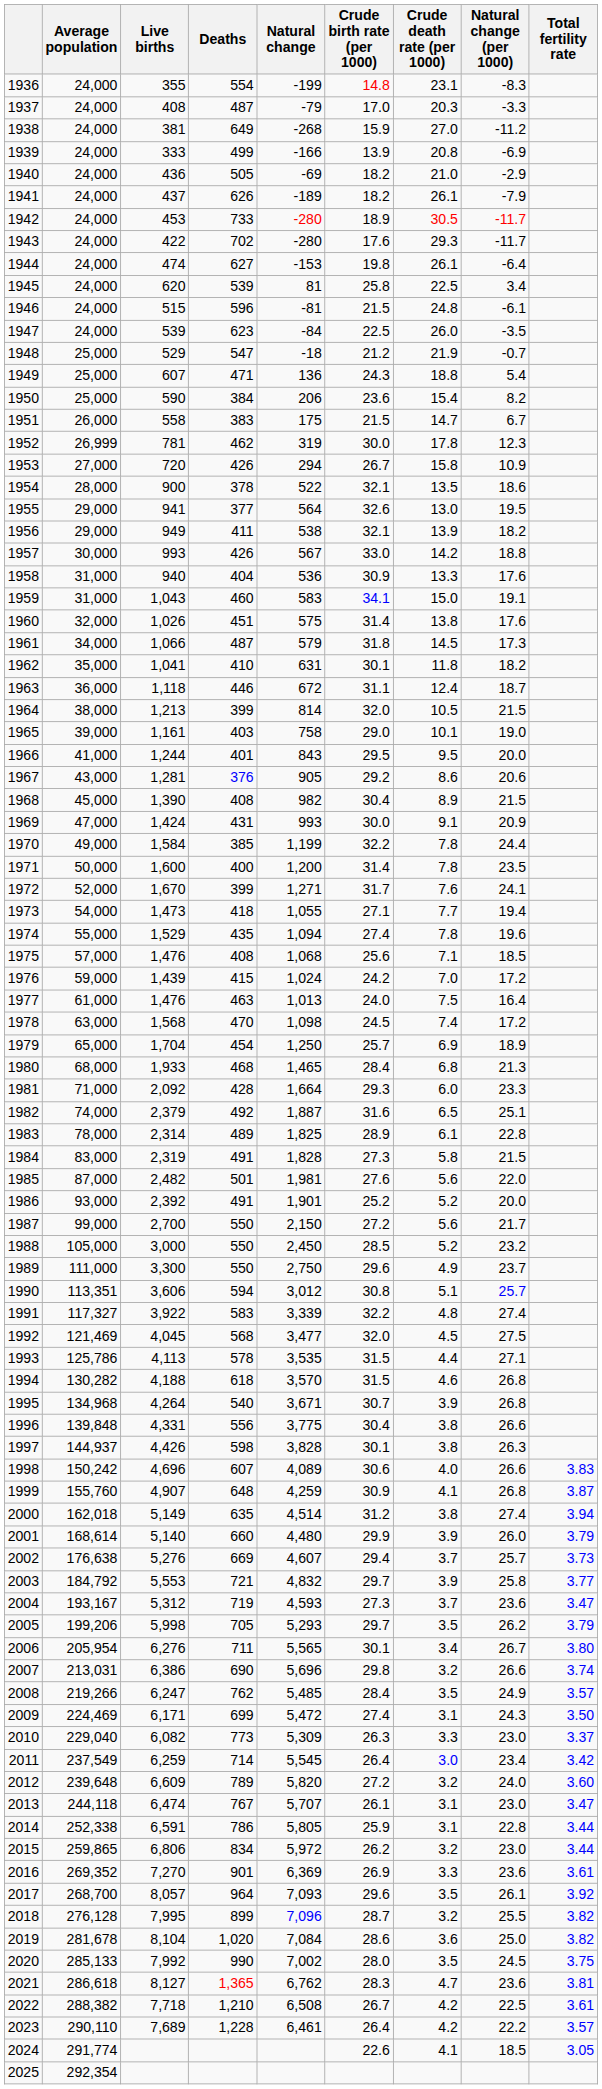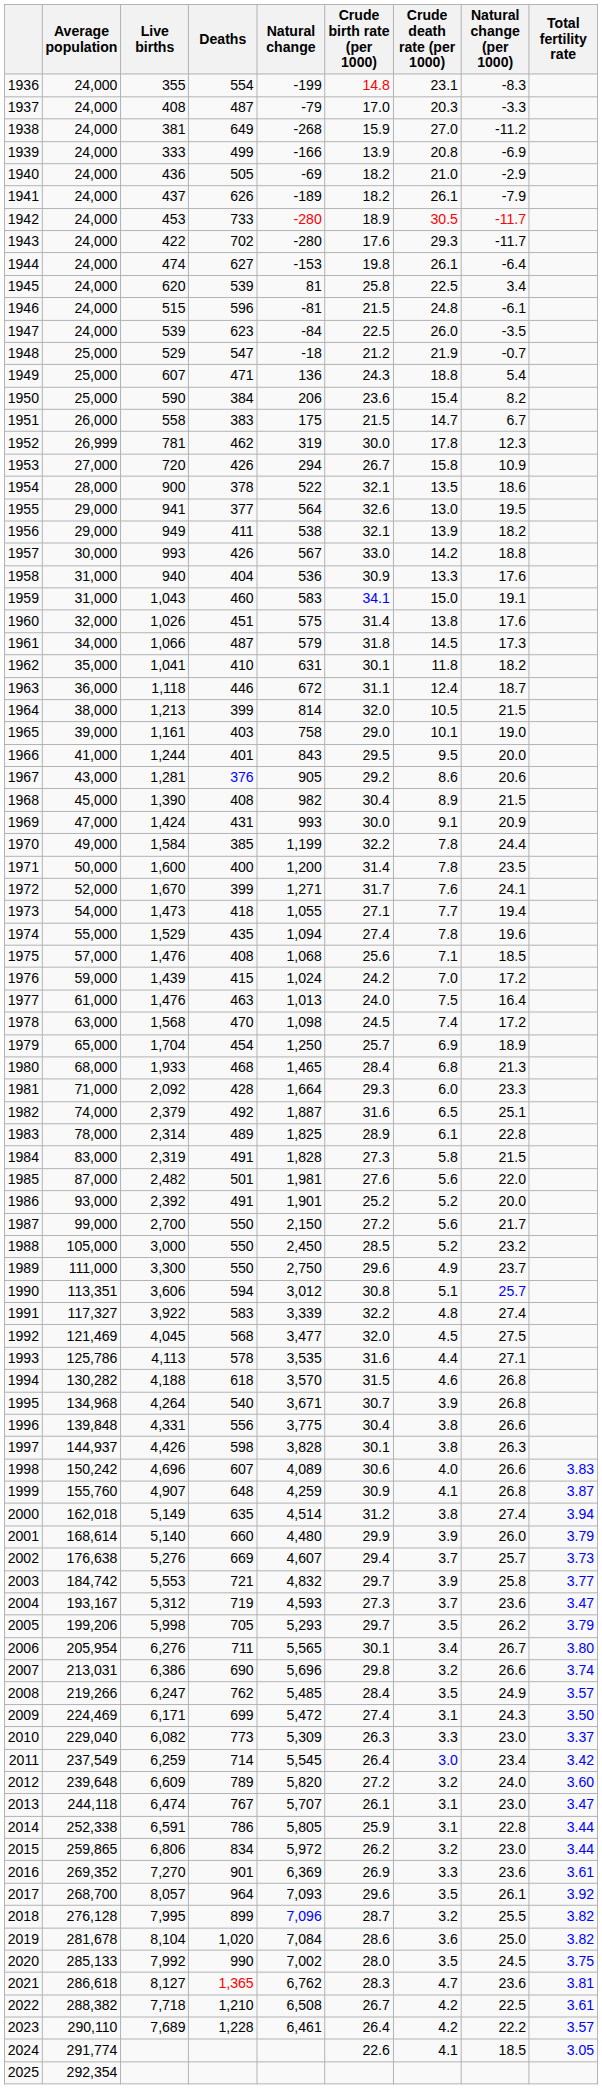(376, 1358) 31.5 -> (376, 1358) 31.6
(92, 1581) 184,792 -> (92, 1581) 184,742
